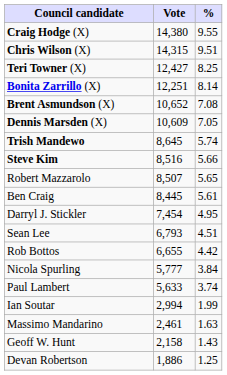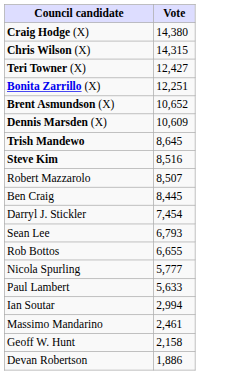- column: (208, 13)
